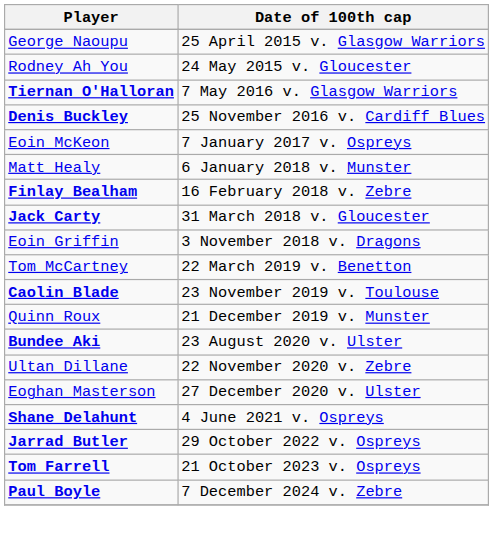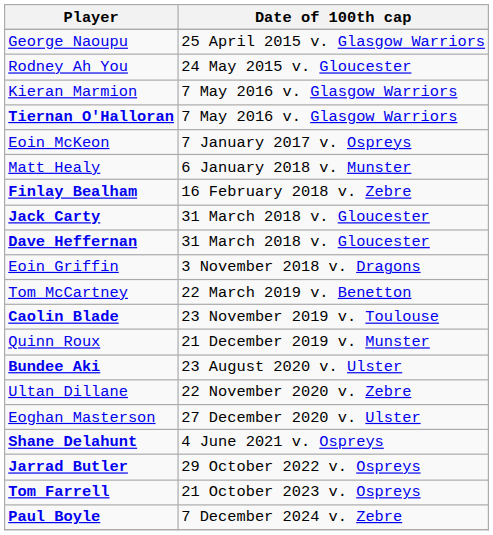+ row: (73, 92)
- row: (68, 117)
+ row: (73, 242)
